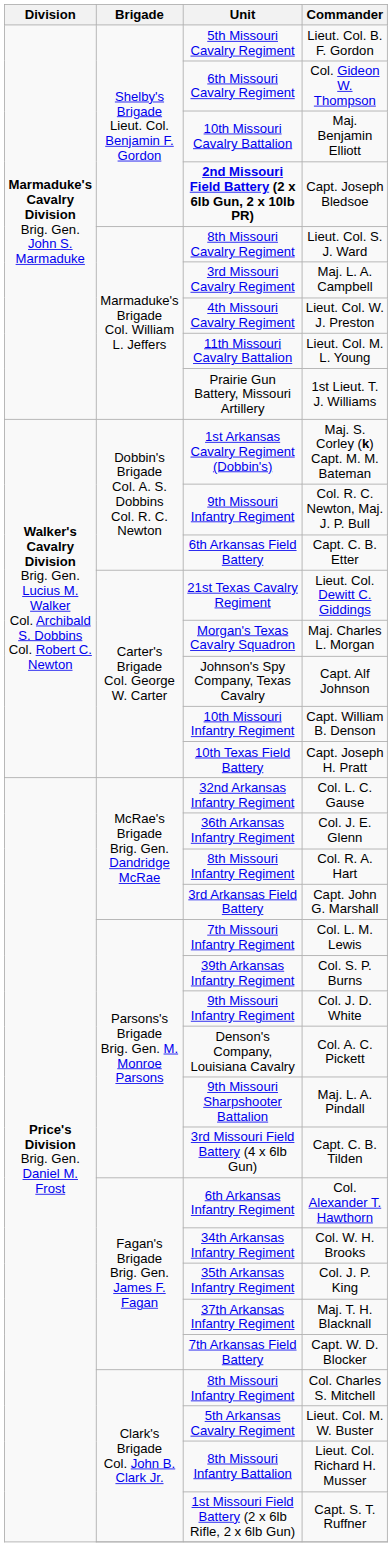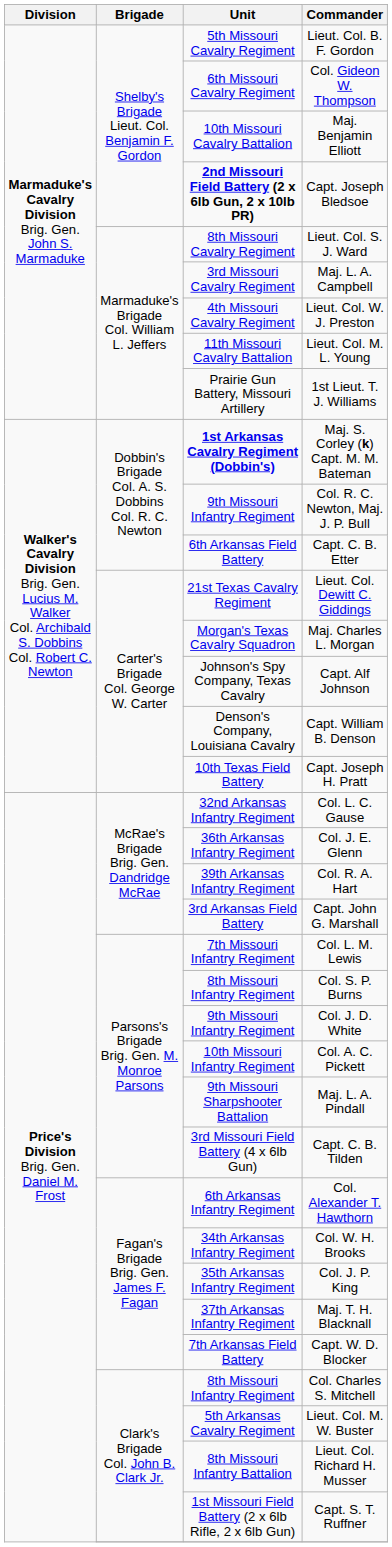(243, 451) normal -> (243, 451) bold
(243, 724) 10th Missouri Infantry Regiment -> (243, 731) Denson's Company, Louisiana Cavalry
(243, 866) 8th Missouri Infantry Regiment -> (243, 881) 39th Arkansas Infantry Regiment
(243, 973) 39th Arkansas Infantry Regiment -> (243, 987) 8th Missouri Infantry Regiment
(243, 1051) Denson's Company, Louisiana Cavalry -> (243, 1059) 10th Missouri Infantry Regiment
